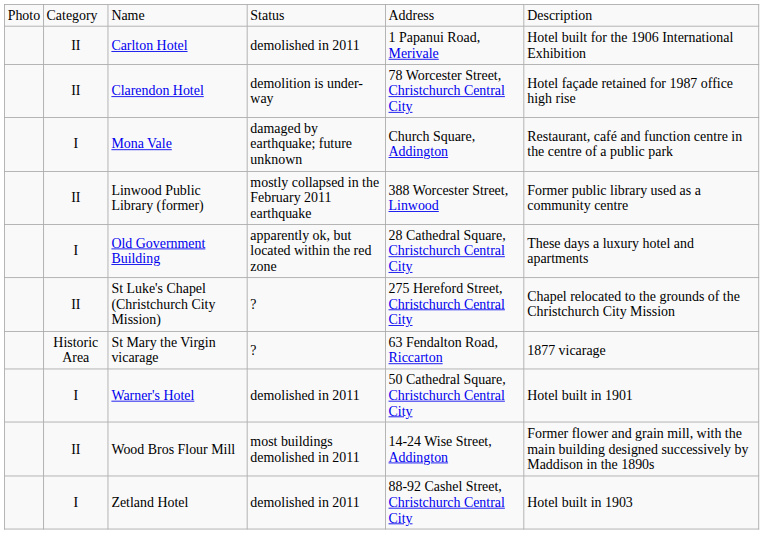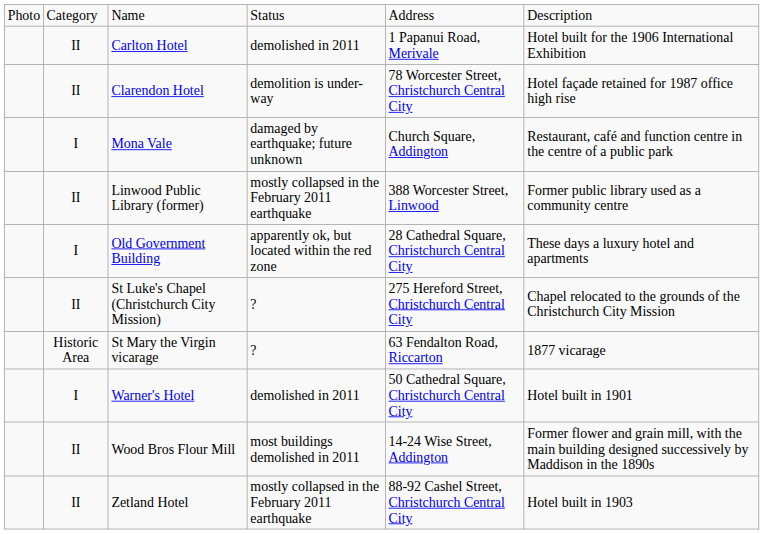(76, 502) I -> (76, 502) II
(305, 502) demolished in 2011 -> (315, 502) mostly collapsed in the February 2011 earthquake
